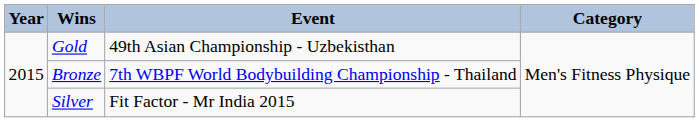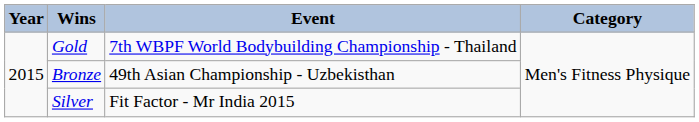(252, 46) 49th Asian Championship - Uzbekisthan -> (313, 46) 7th WBPF World Bodybuilding Championship - Thailand
(313, 74) 7th WBPF World Bodybuilding Championship - Thailand -> (252, 74) 49th Asian Championship - Uzbekisthan
